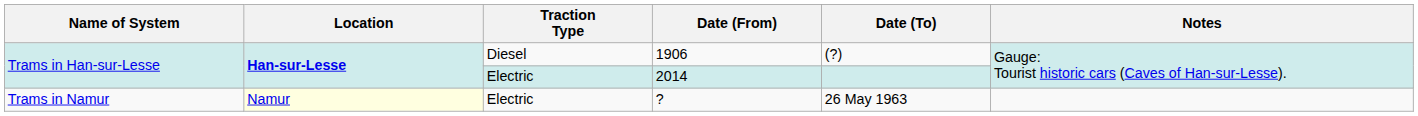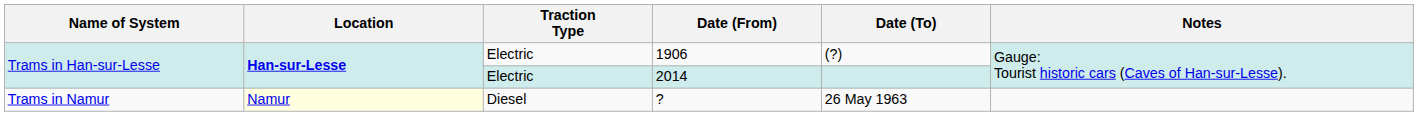(507, 54) Diesel -> (510, 54) Electric
(510, 99) Electric -> (507, 99) Diesel
